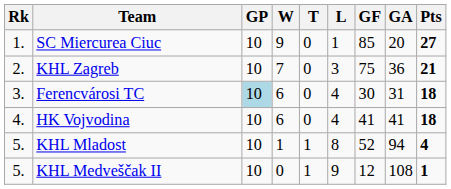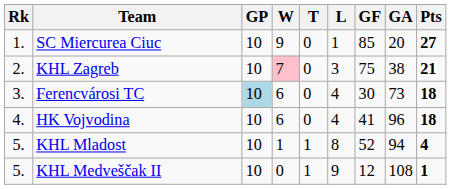(280, 68) no background -> (280, 68) pink background
(397, 68) 36 -> (397, 68) 38
(397, 94) 31 -> (397, 94) 73
(397, 119) 41 -> (397, 119) 96
